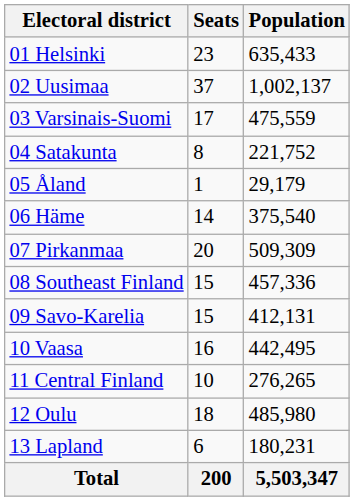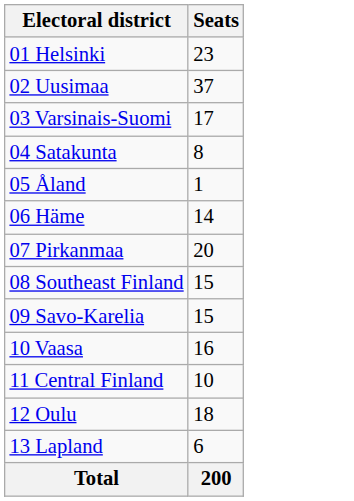- column: (297, 20)
